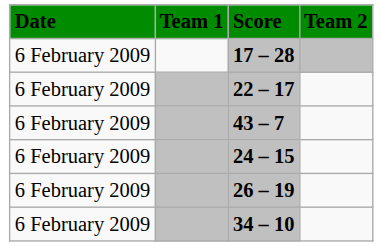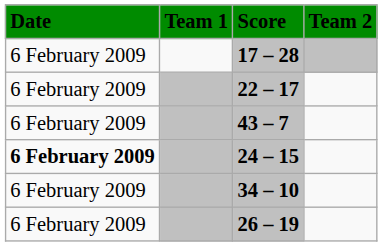(83, 156) normal -> (83, 156) bold
rows swapped: (264, 224) <-> (264, 190)
